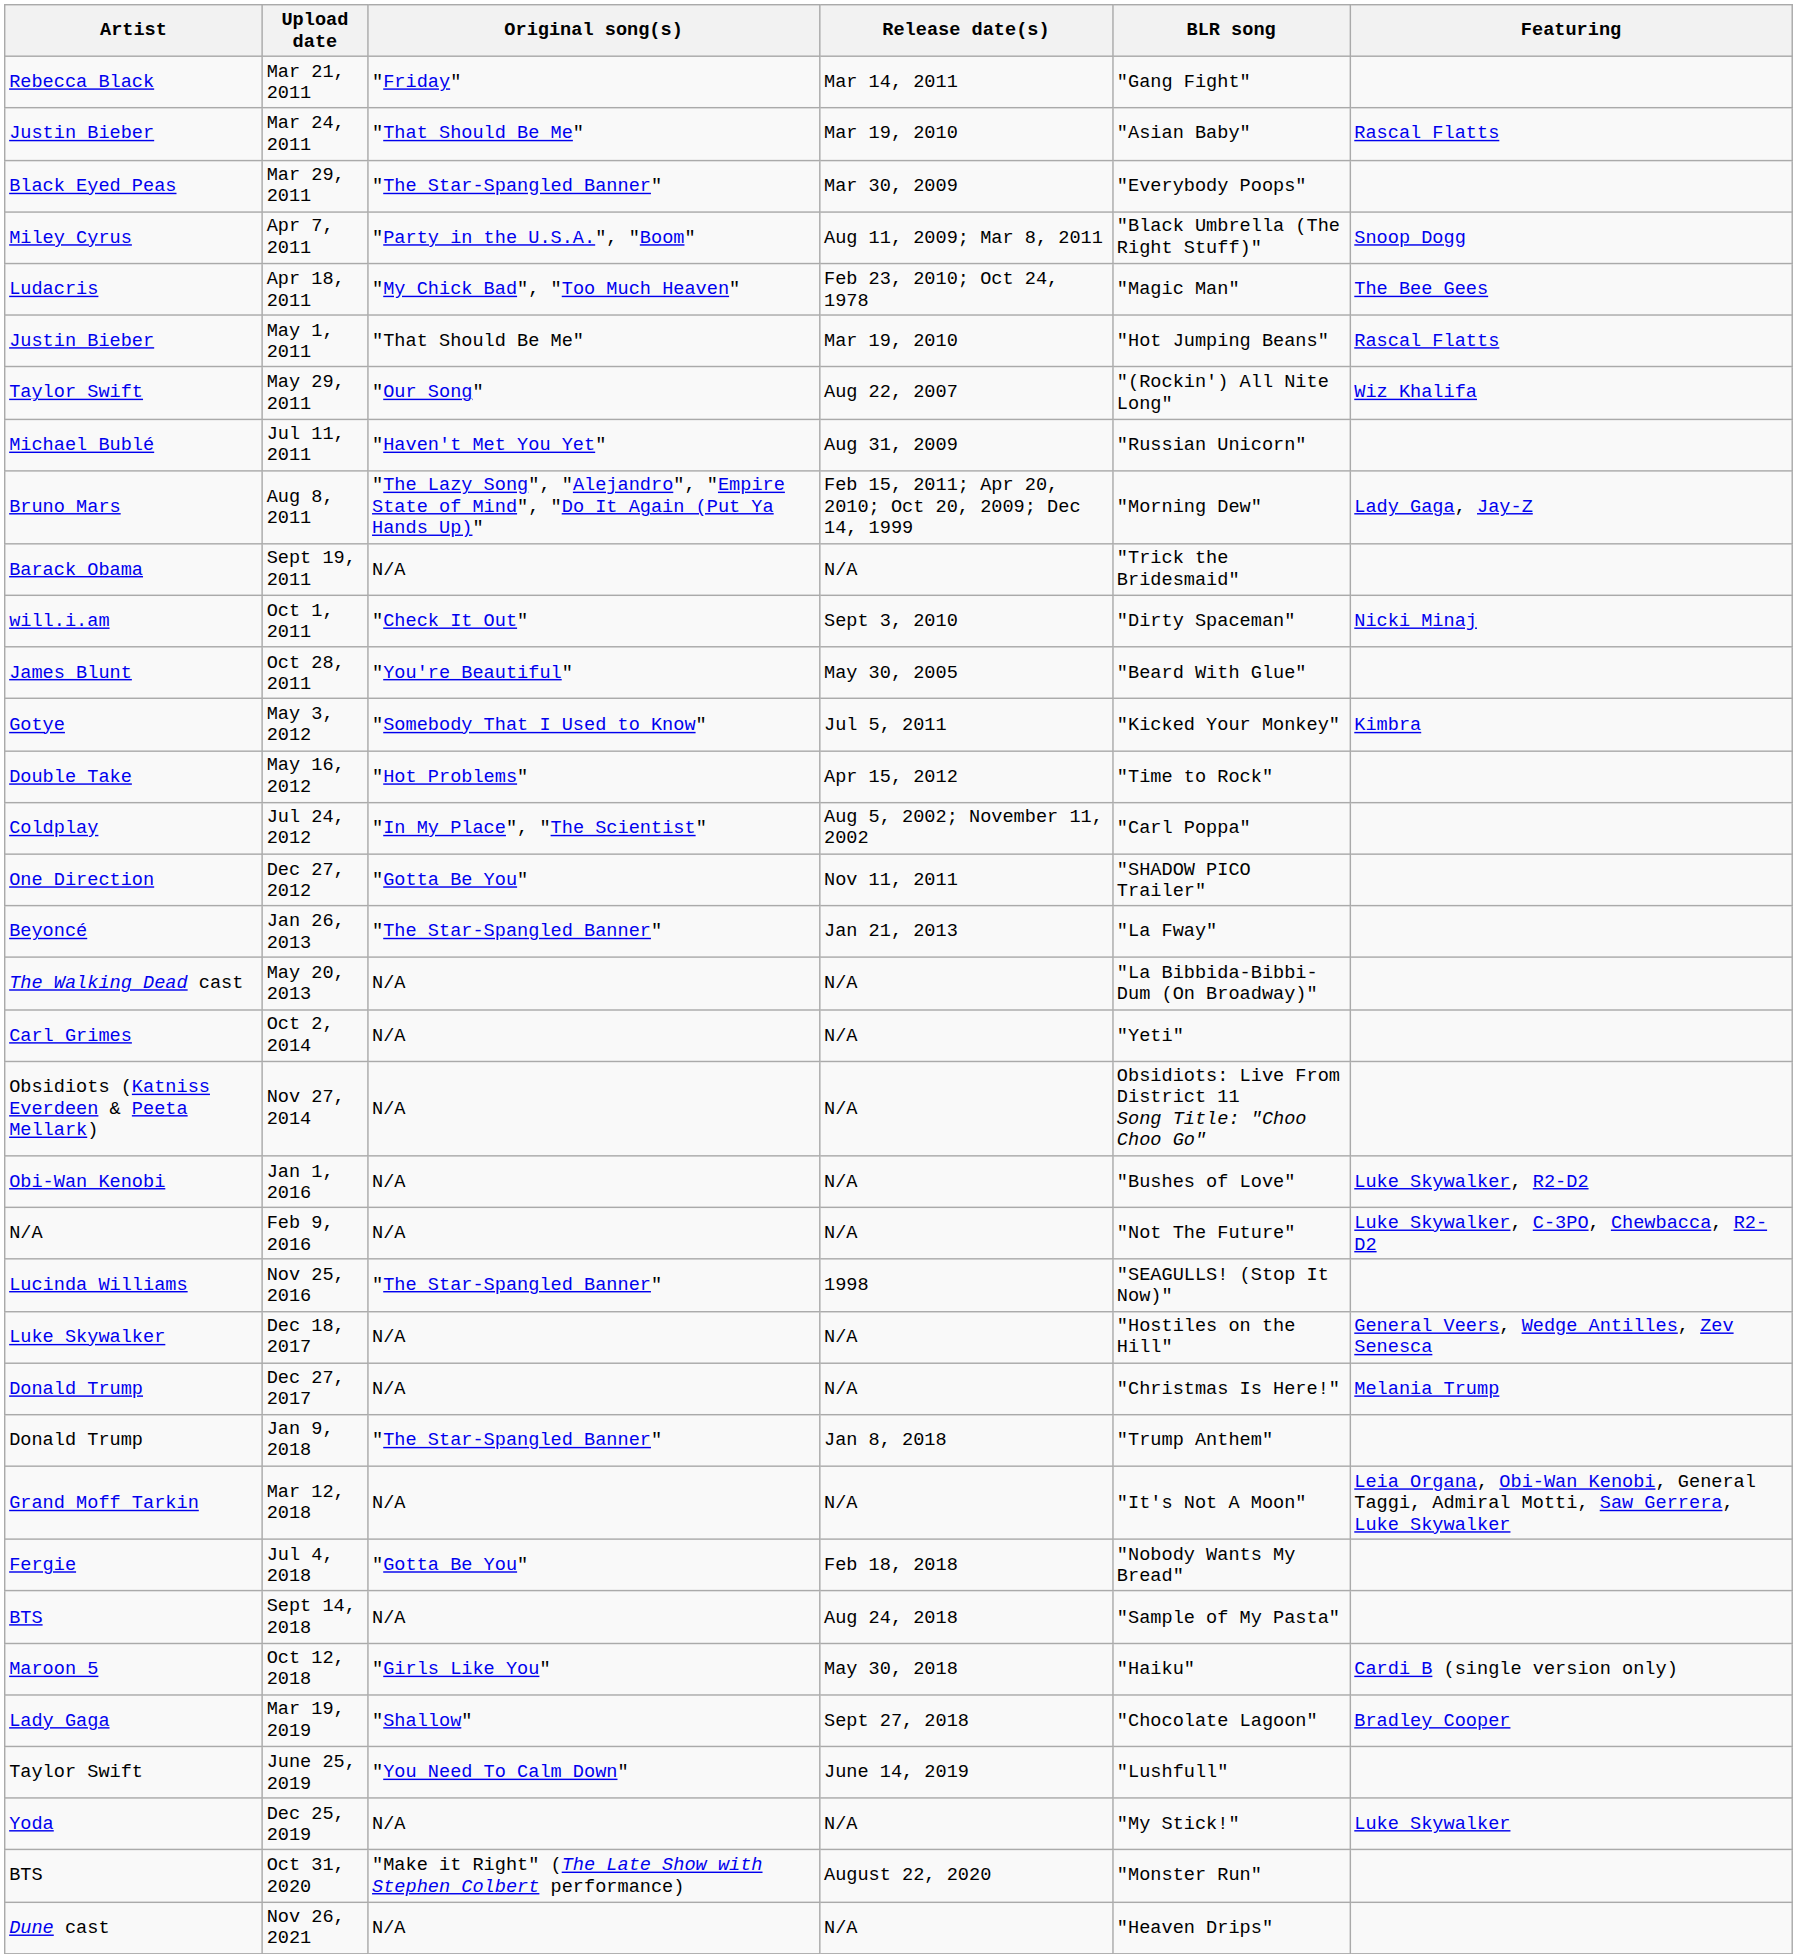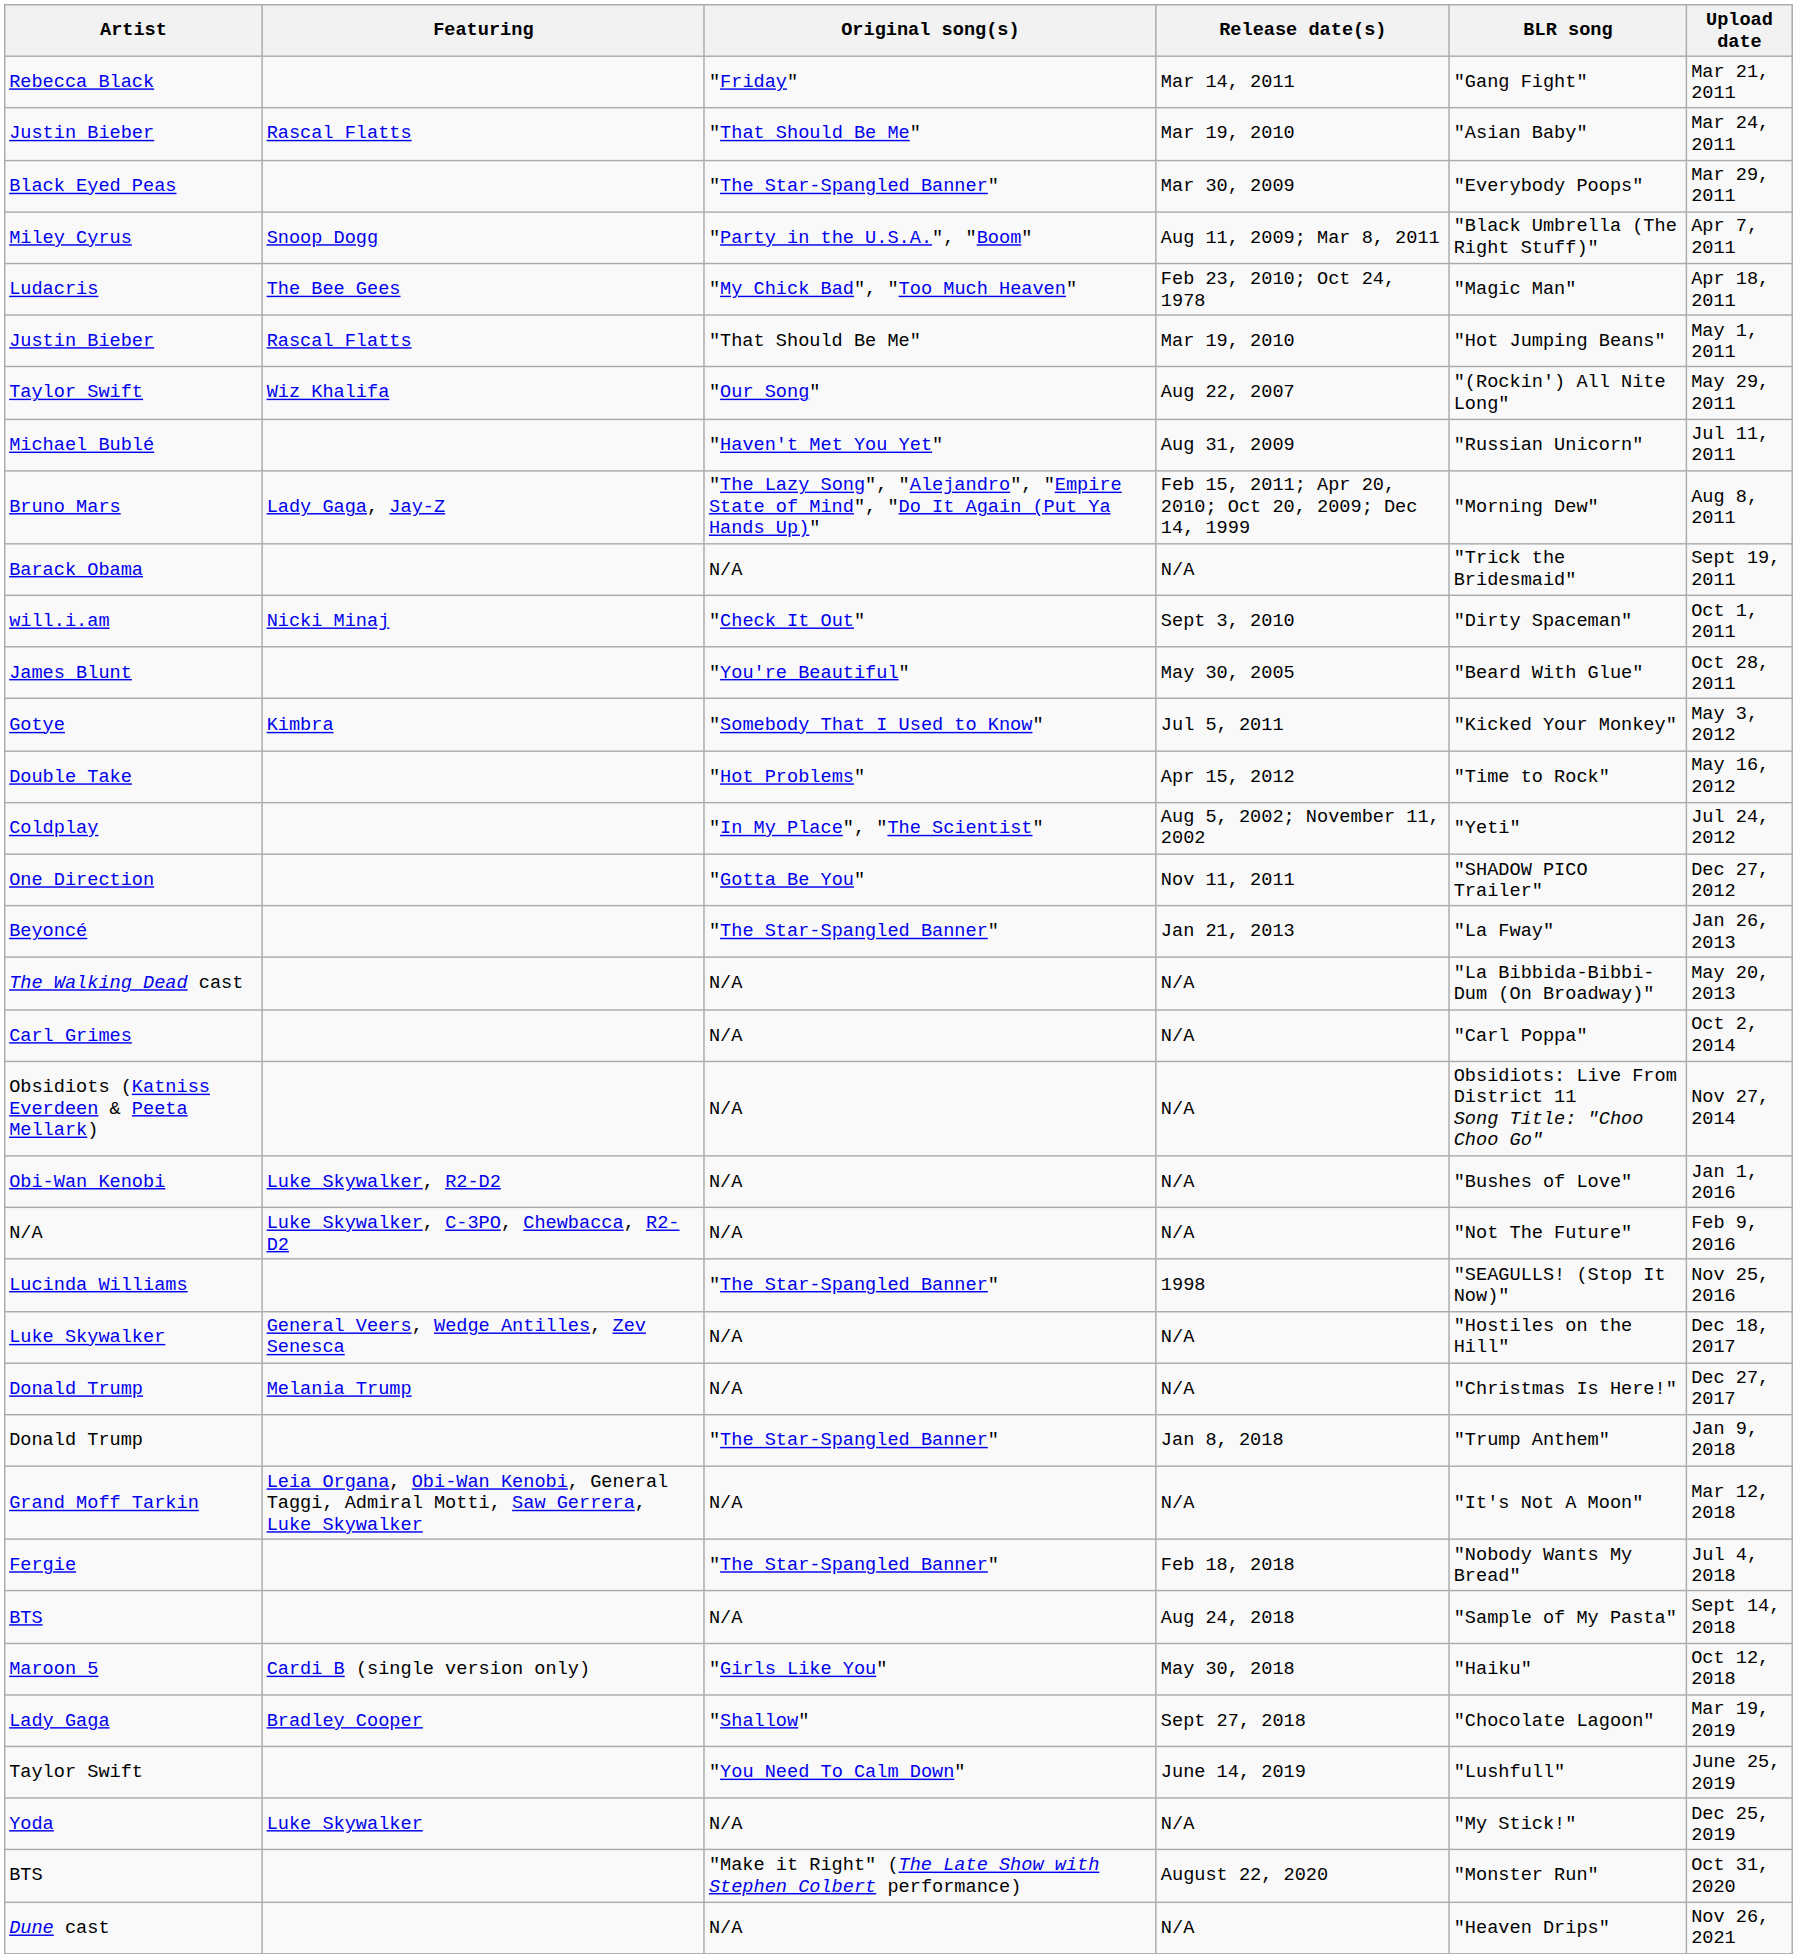columns swapped: (1571, 31) <-> (315, 31)
(1184, 828) "Carl Poppa" -> (1487, 828) "Yeti"
(1150, 1035) "Yeti" -> (1521, 1035) "Carl Poppa"
(450, 1565) "Gotta Be You" -> (854, 1565) "The Star-Spangled Banner"
